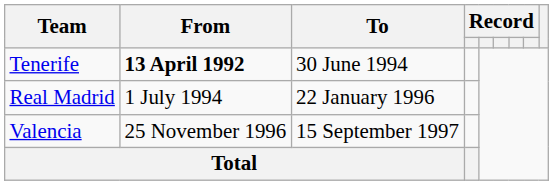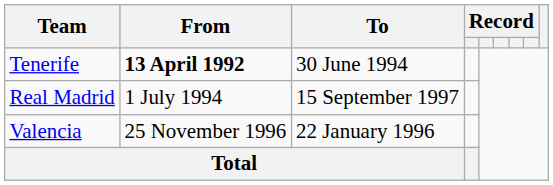(365, 97) 22 January 1996 -> (377, 97) 15 September 1997
(377, 130) 15 September 1997 -> (365, 130) 22 January 1996
